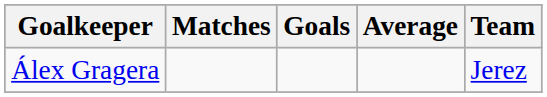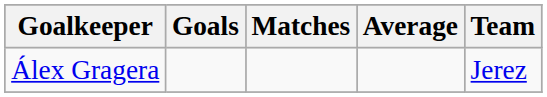columns swapped: (317, 26) <-> (221, 26)
